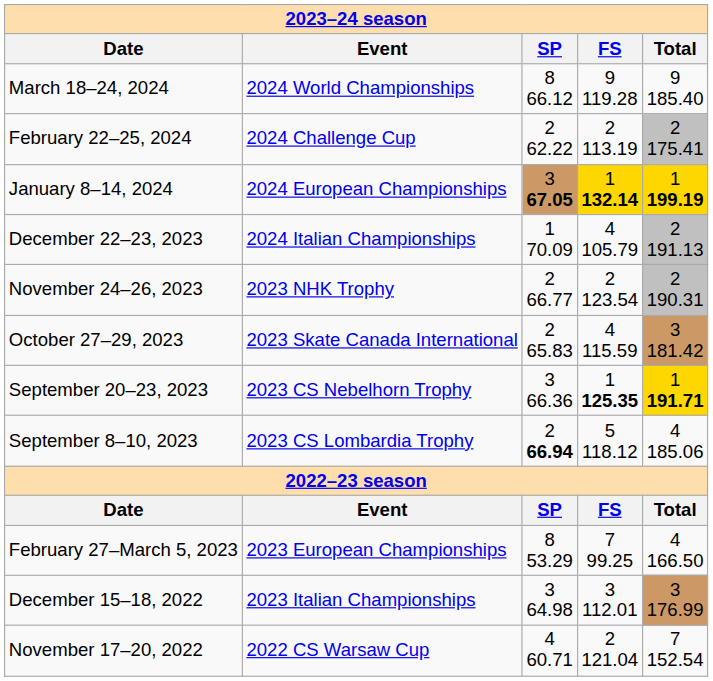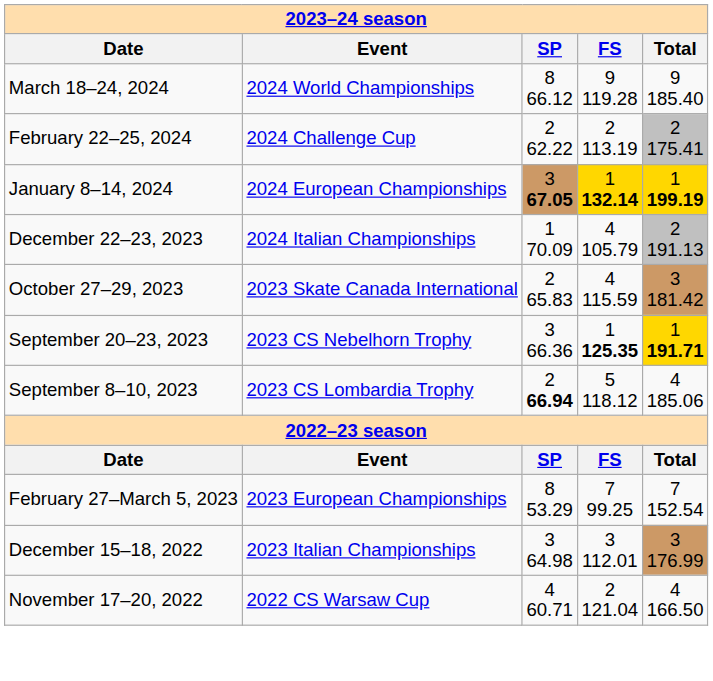- row: (106, 289)
(675, 549) 4 166.50 -> (675, 499) 7 152.54
(675, 650) 7 152.54 -> (675, 600) 4 166.50
